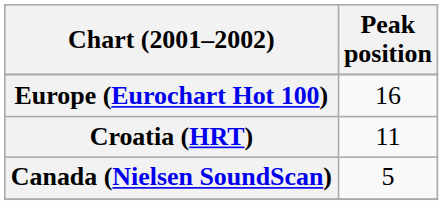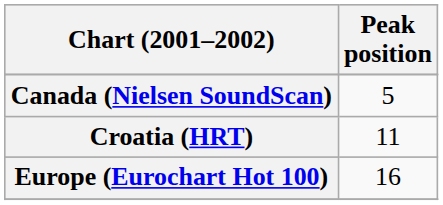rows swapped: (171, 177) <-> (171, 95)
